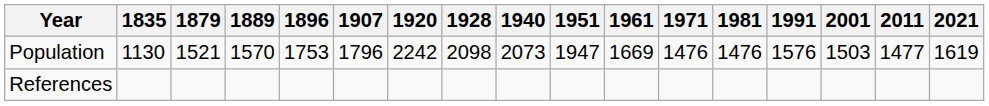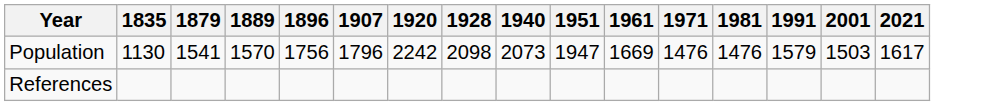- column: (902, 20)
(198, 52) 1521 -> (198, 52) 1541
(307, 52) 1753 -> (307, 52) 1756
(794, 52) 1576 -> (794, 52) 1579
(956, 52) 1619 -> (902, 52) 1617
